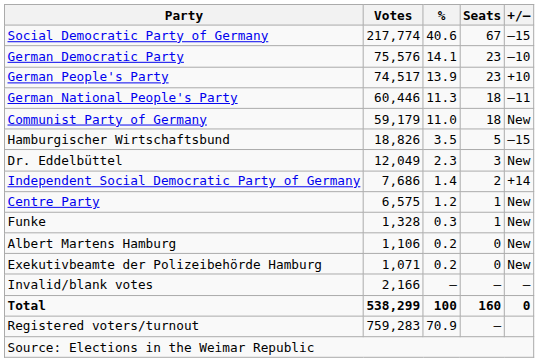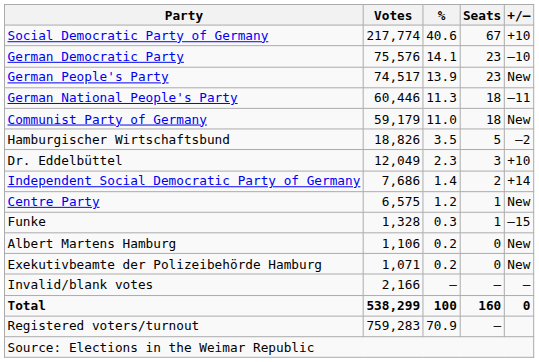(519, 36) –15 -> (519, 36) +10
(519, 77) +10 -> (519, 77) New
(519, 139) –15 -> (523, 139) –2
(519, 160) New -> (519, 160) +10
(519, 223) New -> (519, 223) –15
